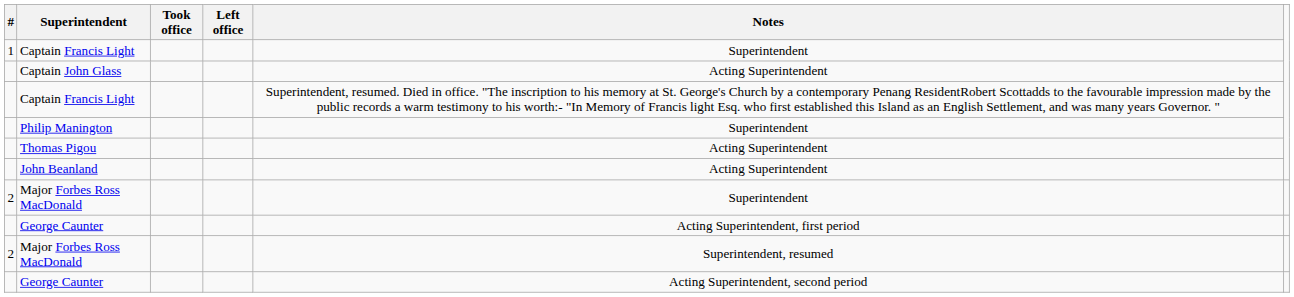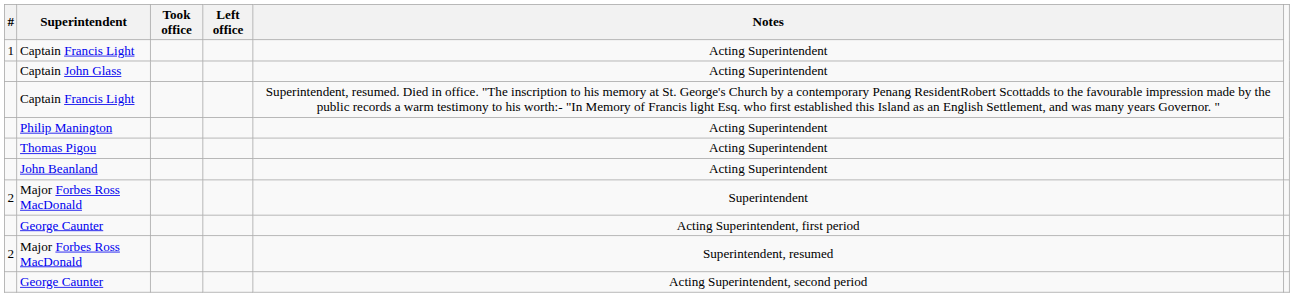(768, 50) Superintendent -> (768, 50) Acting Superintendent
(768, 127) Superintendent -> (768, 127) Acting Superintendent
